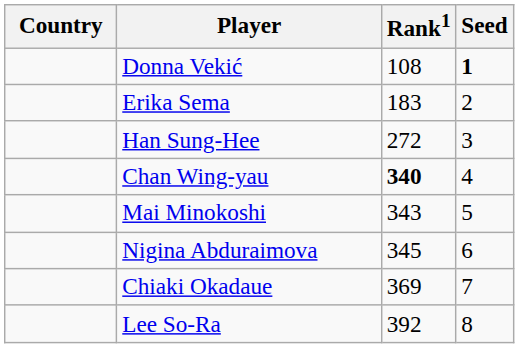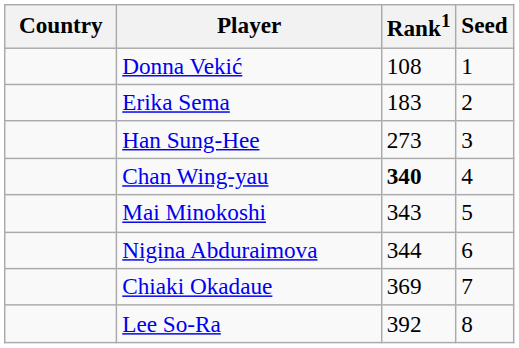(467, 65) bold -> (467, 65) normal
(404, 139) 272 -> (404, 139) 273
(404, 249) 345 -> (404, 249) 344
